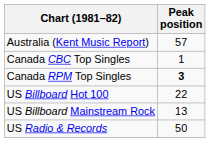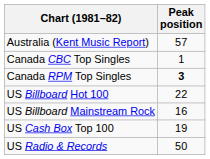(181, 111) 13 -> (181, 111) 16
+ row: (60, 128)
